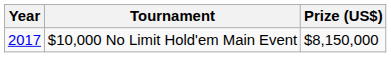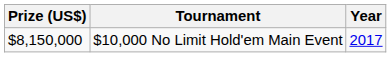columns swapped: (24, 16) <-> (343, 16)
